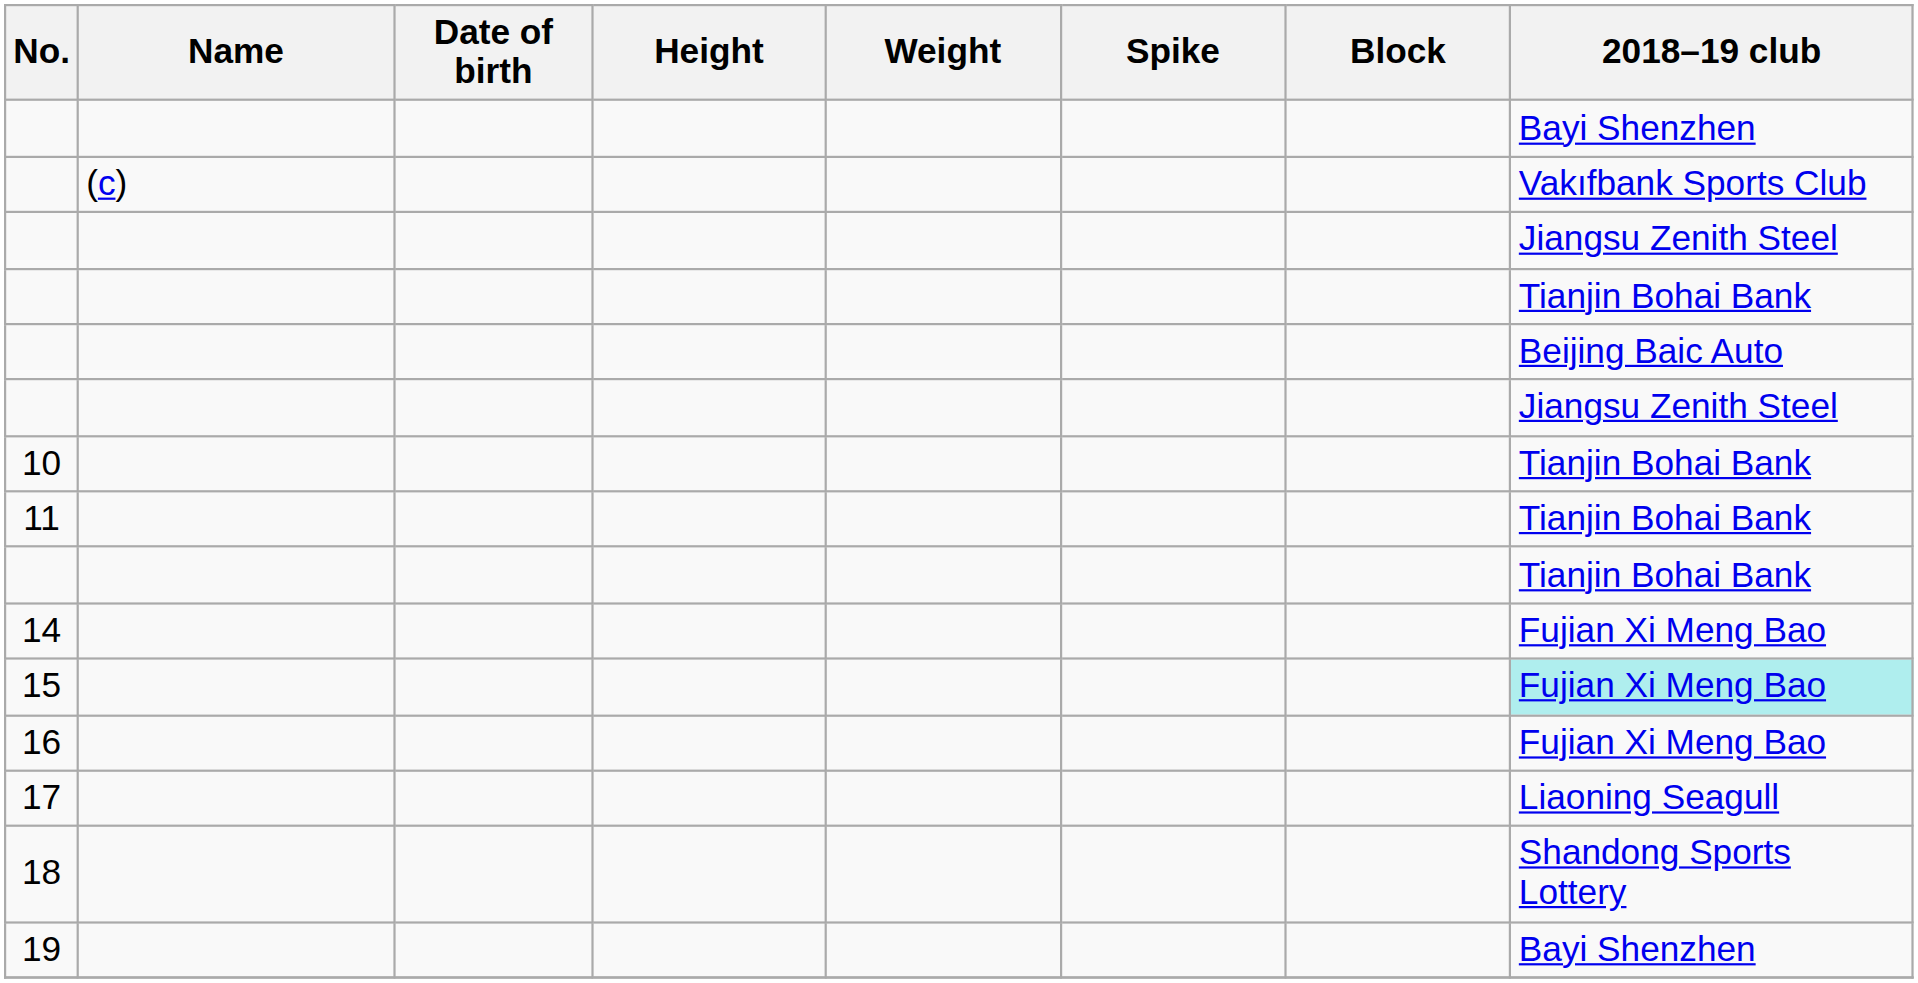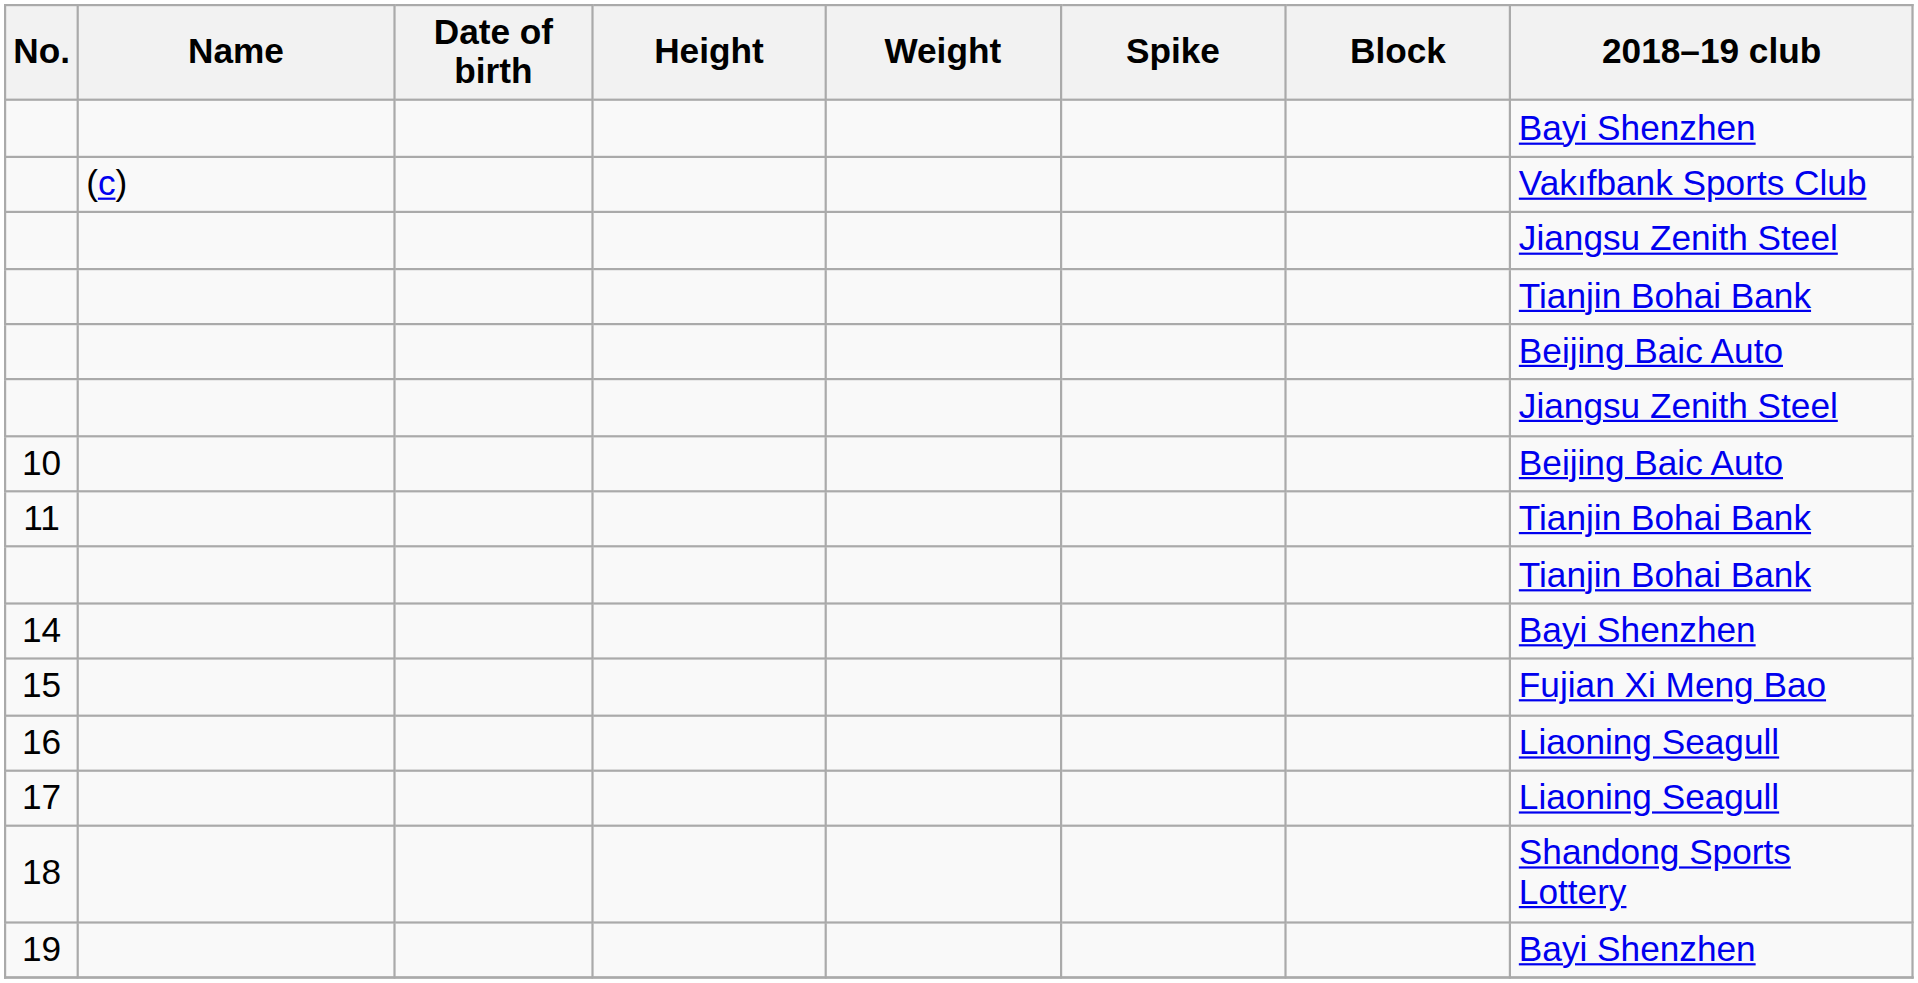(1665, 462) Tianjin Bohai Bank -> (1651, 462) Beijing Baic Auto
(1672, 630) Fujian Xi Meng Bao -> (1637, 630) Bayi Shenzhen
(1672, 686) paleturquoise background -> (1672, 686) no background
(1672, 741) Fujian Xi Meng Bao -> (1649, 741) Liaoning Seagull
